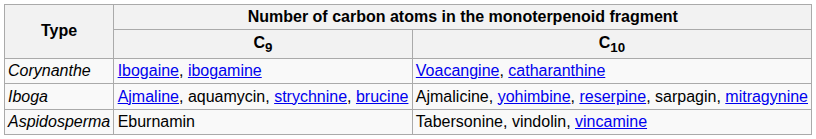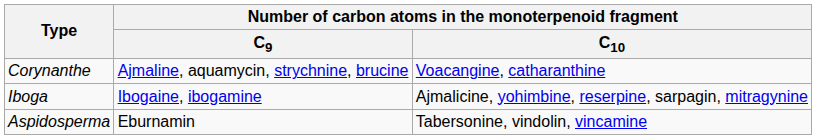(190, 71) Ibogaine, ibogamine -> (263, 71) Ajmaline, aquamycin, strychnine, brucine
(263, 96) Ajmaline, aquamycin, strychnine, brucine -> (190, 96) Ibogaine, ibogamine
